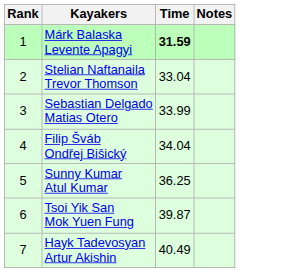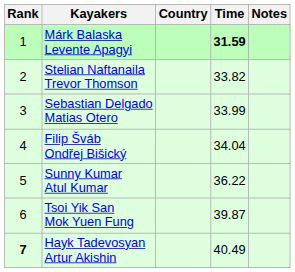+ column: (183, 14)
(175, 76) 33.04 -> (230, 76) 33.82
(175, 180) 36.25 -> (230, 180) 36.22
(23, 250) normal -> (23, 250) bold
